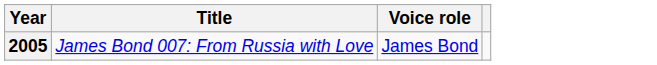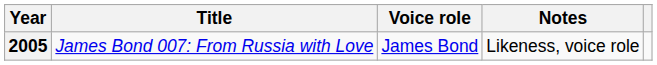+ column: (563, 18)
